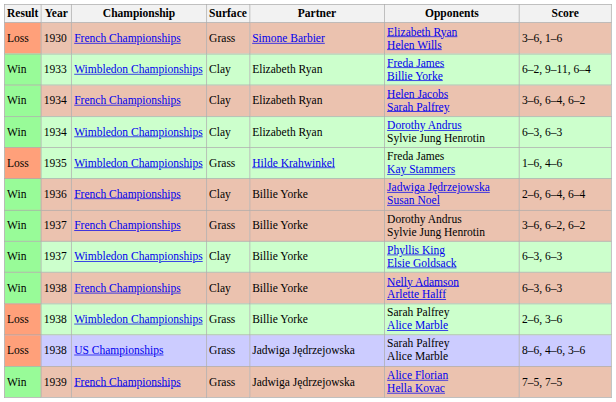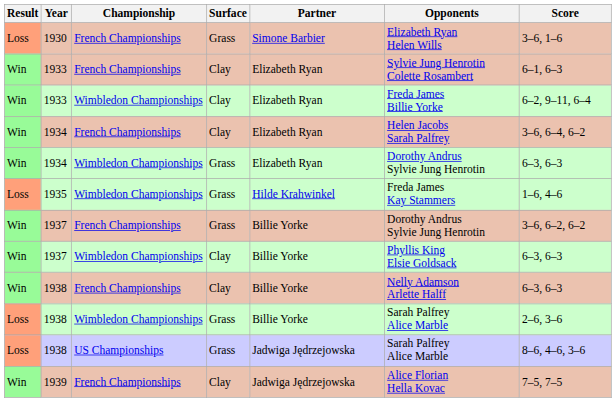+ row: (55, 69)
(220, 132) Clay -> (222, 163) Grass
- row: (55, 194)
(222, 381) Grass -> (220, 381) Clay
